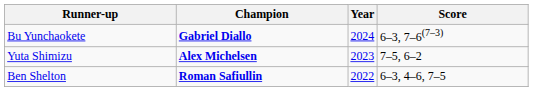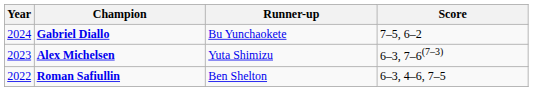columns swapped: (362, 14) <-> (90, 14)
(412, 36) 6–3, 7–6(7–3) -> (401, 34) 7–5, 6–2
(401, 57) 7–5, 6–2 -> (412, 55) 6–3, 7–6(7–3)
